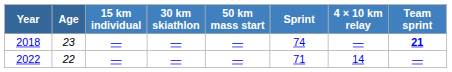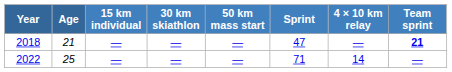(69, 42) 23 -> (69, 42) 21
(299, 42) 74 -> (299, 42) 47
(69, 59) 22 -> (69, 59) 25
